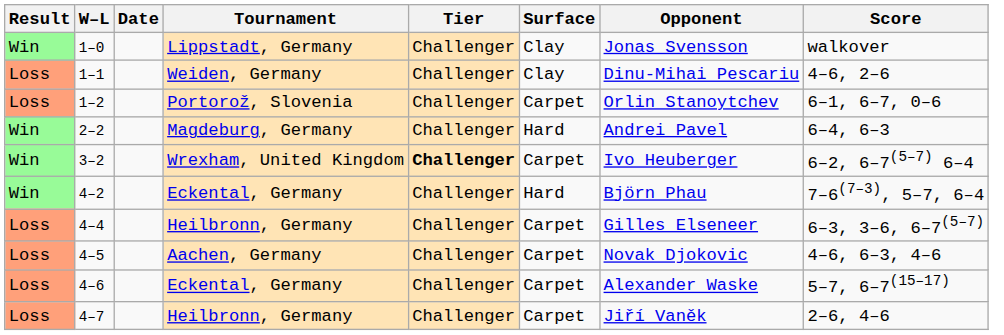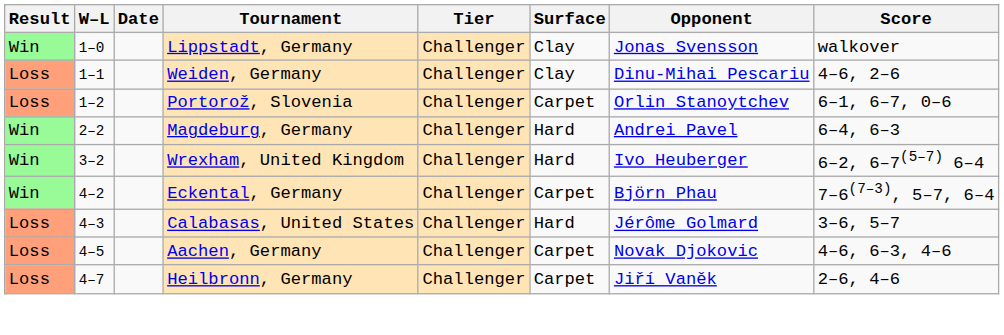(464, 161) bold -> (474, 161) normal
(554, 161) Carpet -> (554, 161) Hard
(544, 193) Hard -> (565, 193) Carpet
+ row: (92, 224)
- row: (92, 226)
- row: (92, 286)
